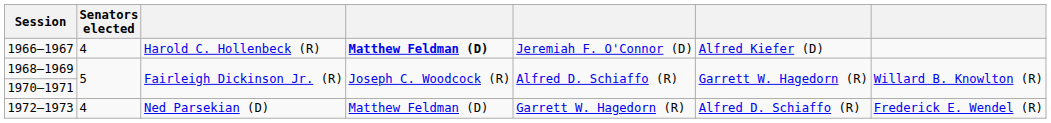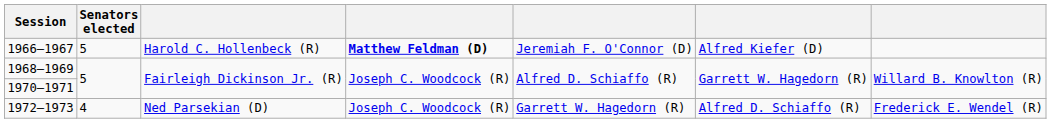(83, 48) 4 -> (83, 48) 5
(418, 108) Matthew Feldman (D) -> (430, 108) Joseph C. Woodcock (R)
